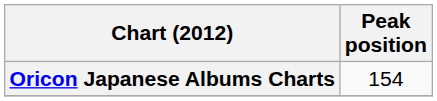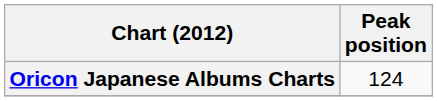(386, 78) 154 -> (386, 78) 124
